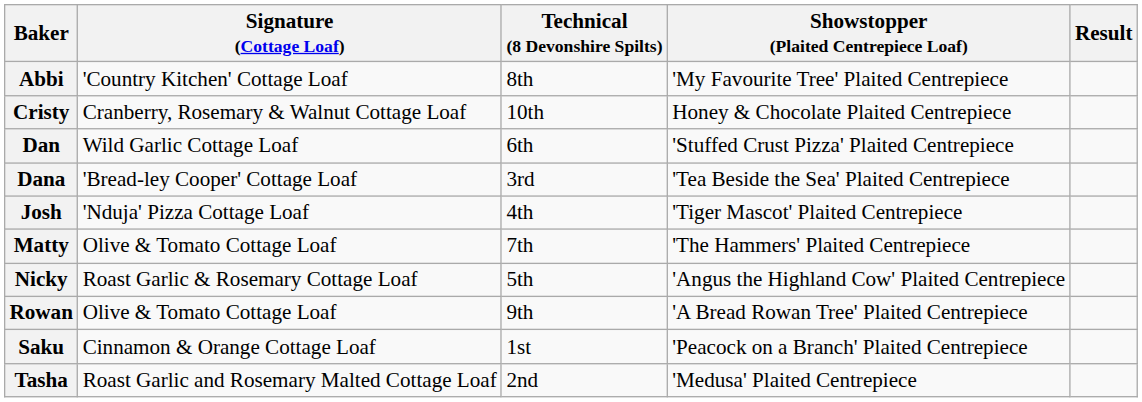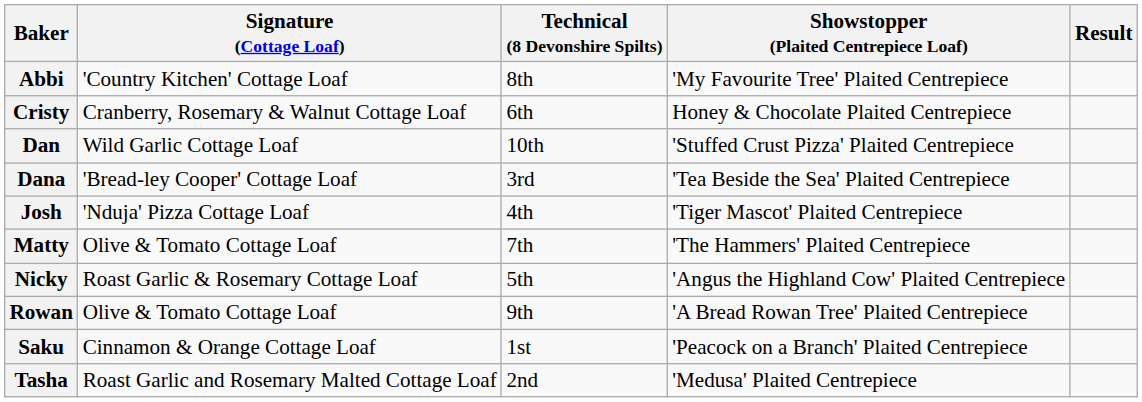(525, 111) 10th -> (520, 111) 6th
(520, 145) 6th -> (525, 145) 10th
